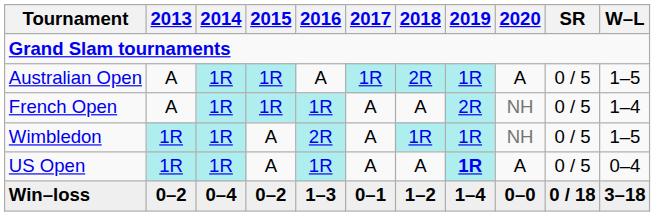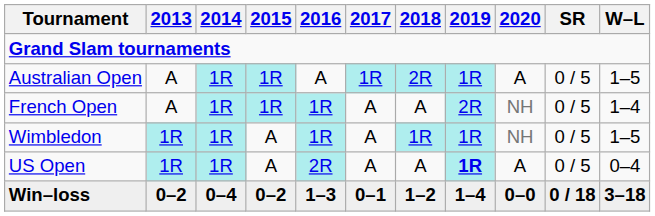(321, 136) 2R -> (321, 136) 1R
(321, 166) 1R -> (321, 166) 2R
